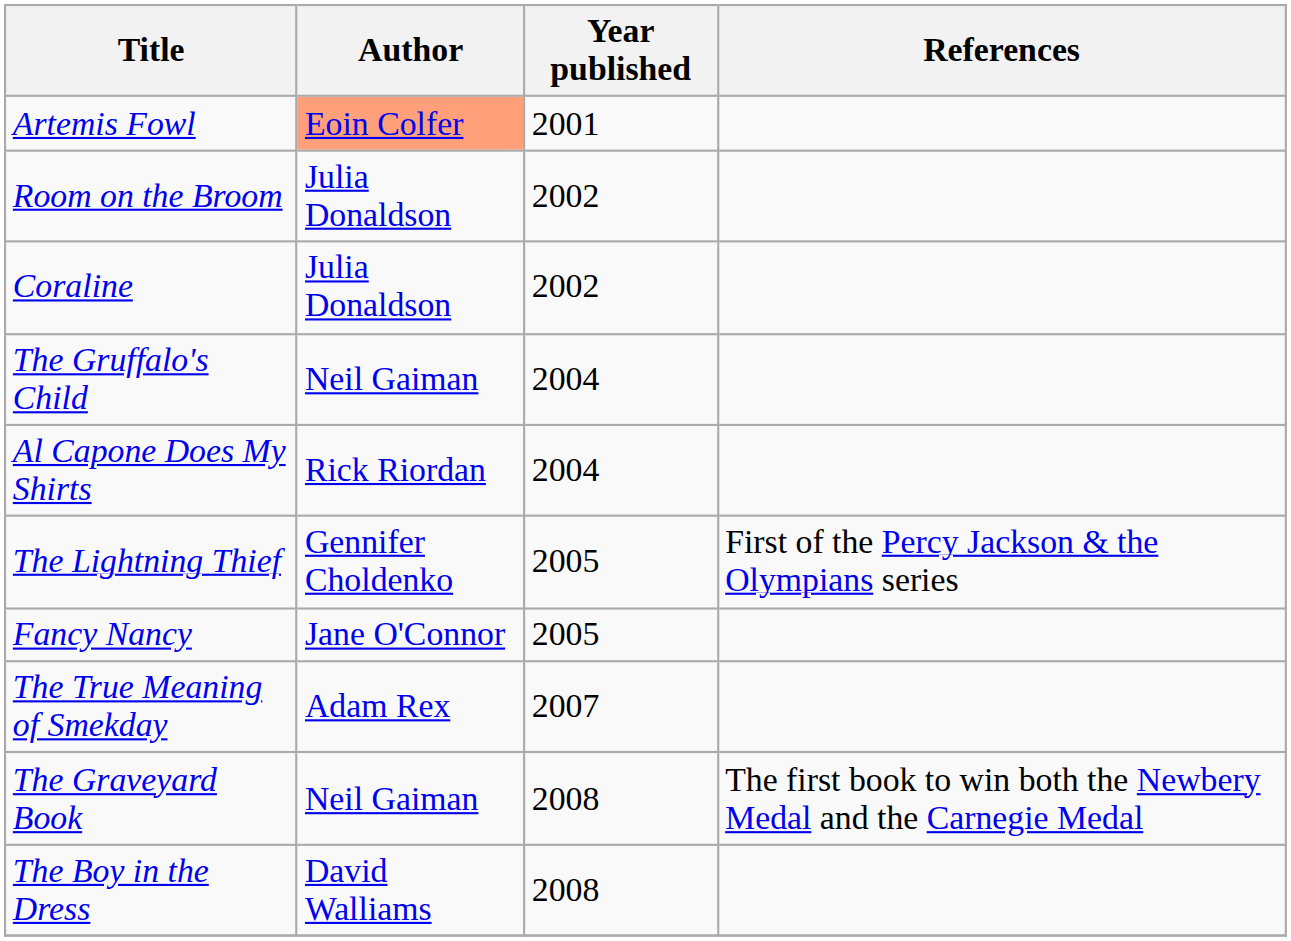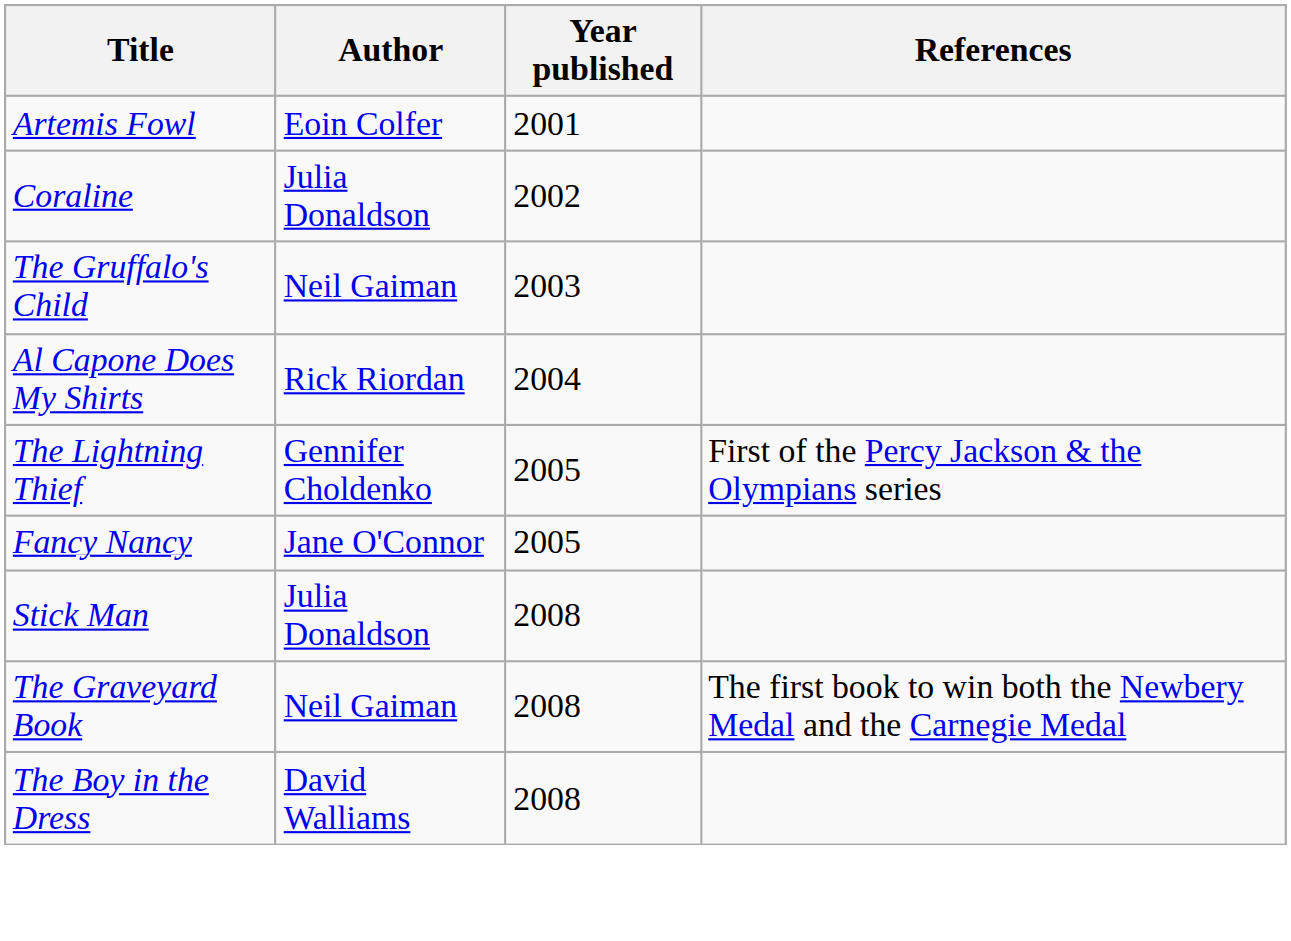(384, 122) lightsalmon background -> (363, 122) no background
- row: (148, 195)
(566, 378) 2004 -> (547, 286) 2003
- row: (138, 706)
+ row: (81, 614)
